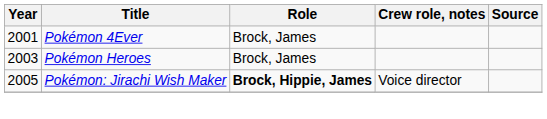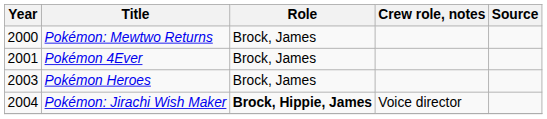+ row: (129, 37)
(23, 80) 2005 -> (23, 102) 2004
